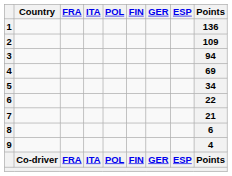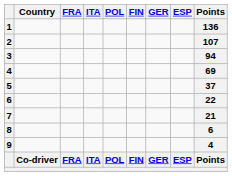(211, 41) 109 -> (211, 41) 107
(211, 85) 34 -> (211, 85) 37
